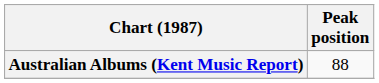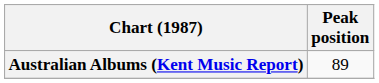(340, 64) 88 -> (340, 64) 89
